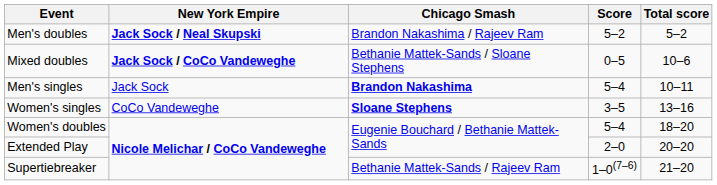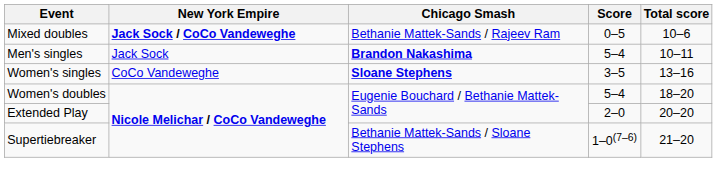- row: (47, 34)
(441, 61) Bethanie Mattek-Sands / Sloane Stephens -> (456, 34) Bethanie Mattek-Sands / Rajeev Ram
(456, 168) Bethanie Mattek-Sands / Rajeev Ram -> (441, 140) Bethanie Mattek-Sands / Sloane Stephens
